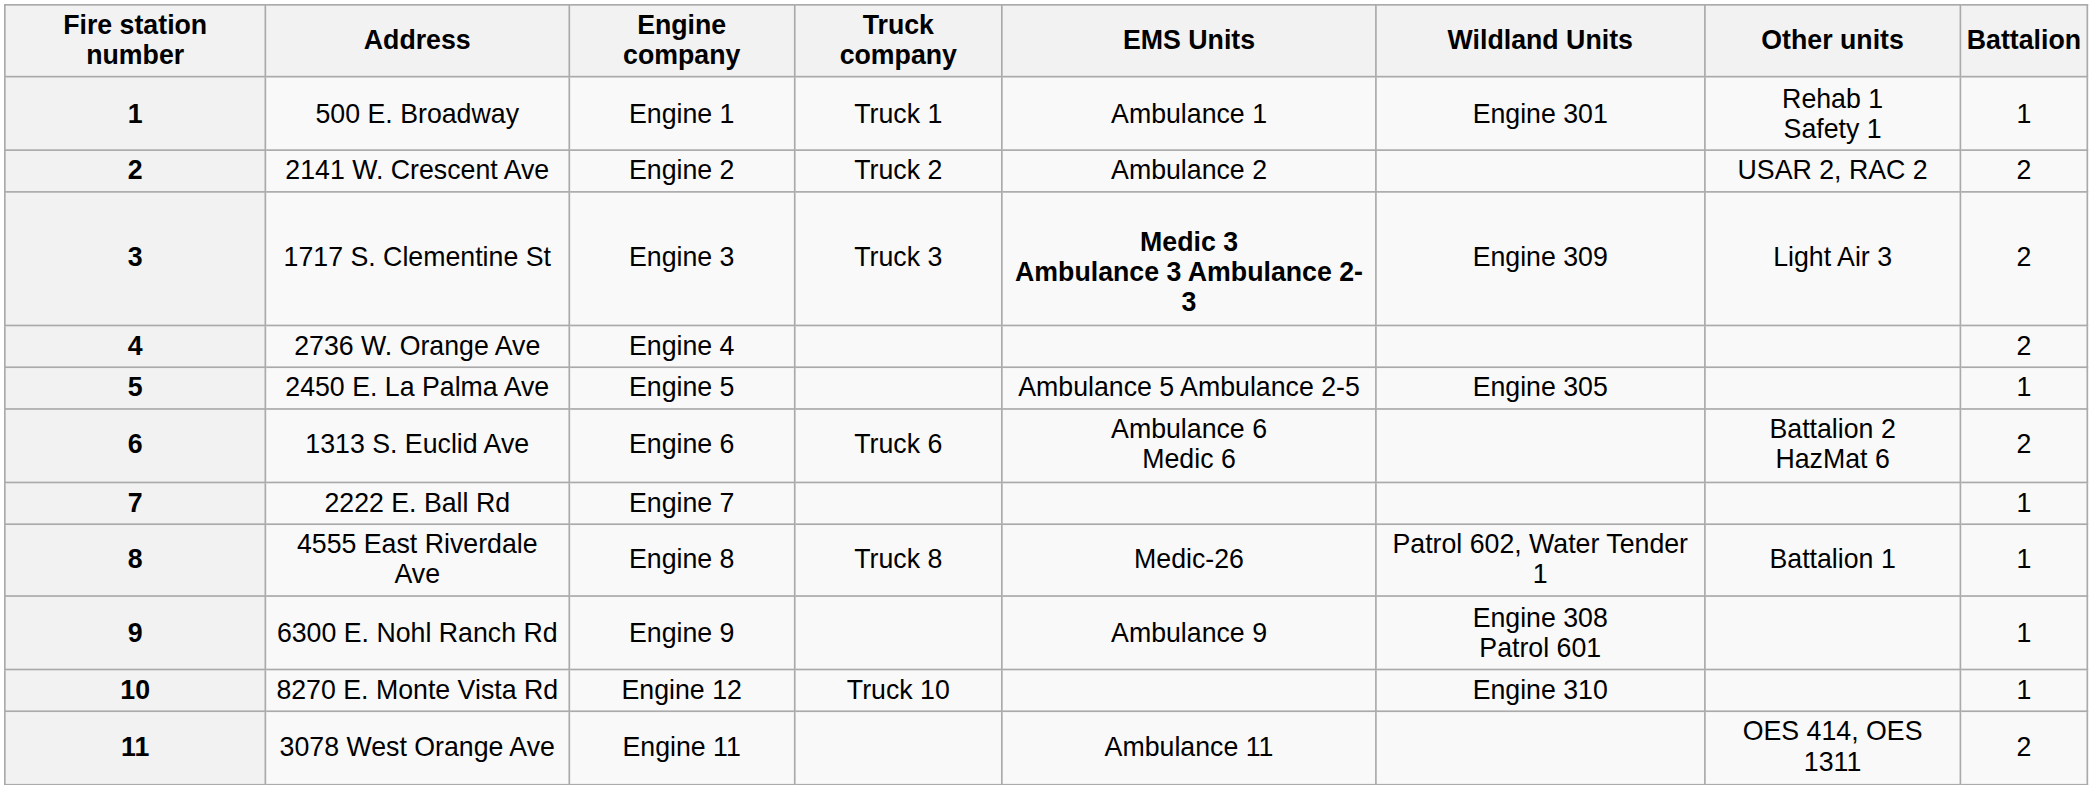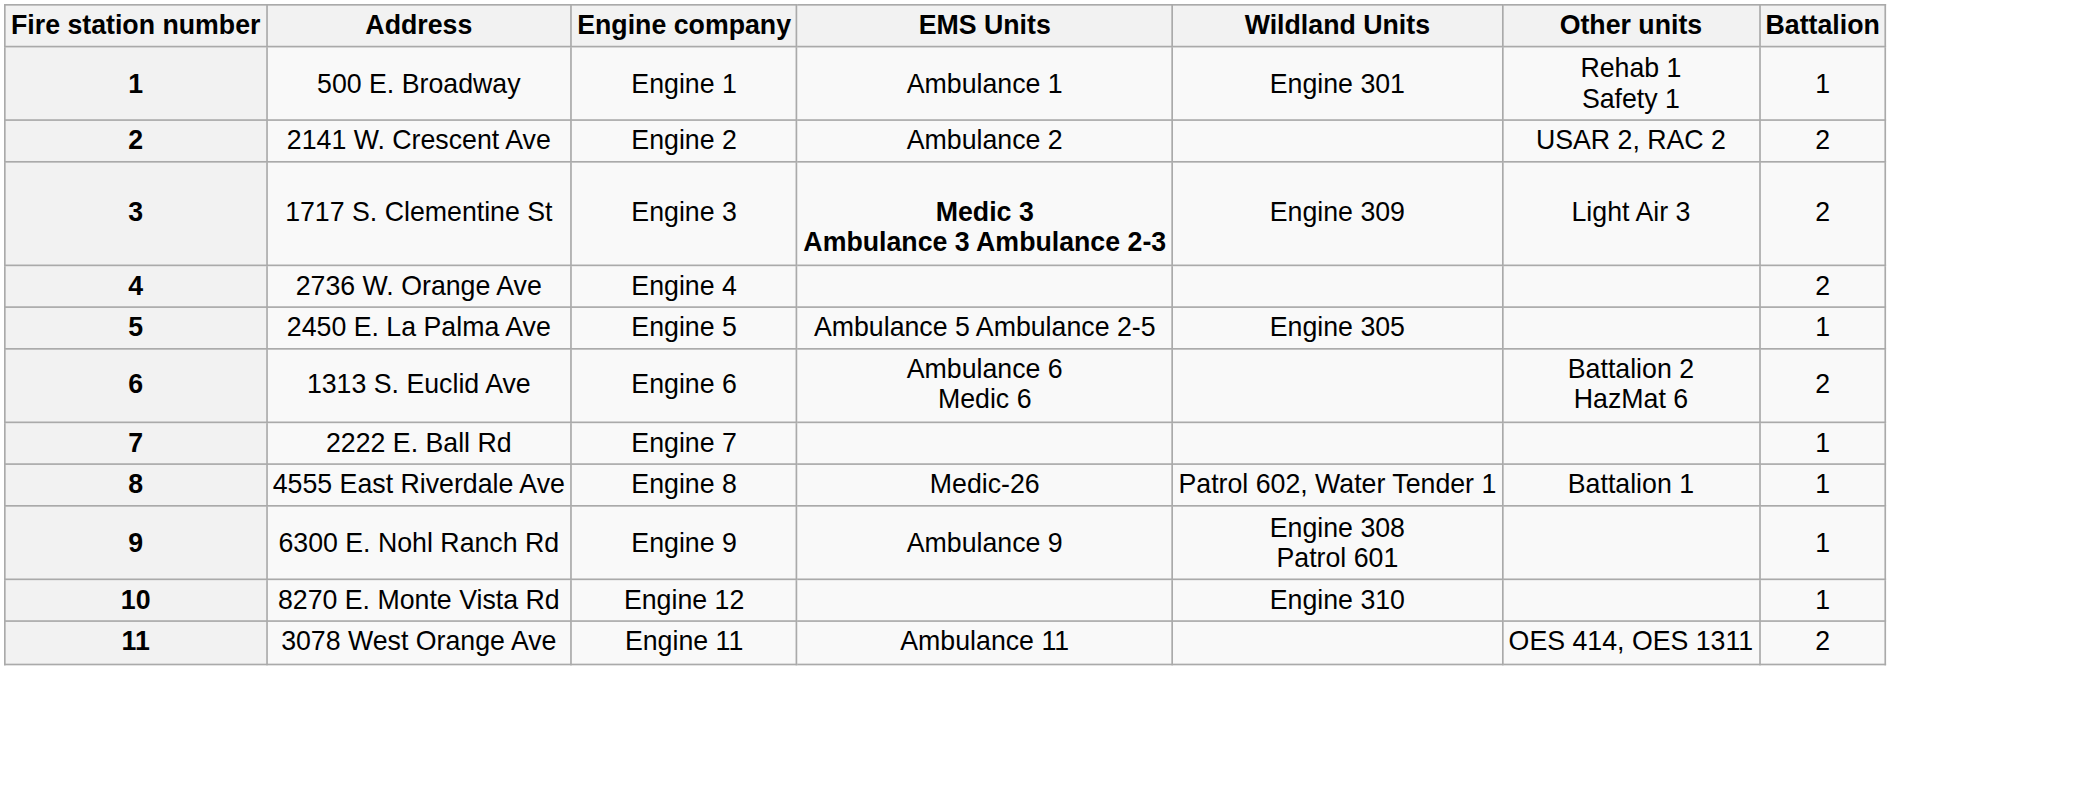- column: (898, 40)
